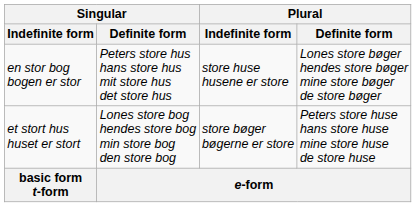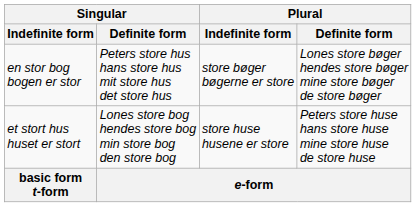(245, 75) store huse husene er store -> (248, 75) store bøger bøgerne er store
(248, 136) store bøger bøgerne er store -> (245, 136) store huse husene er store
